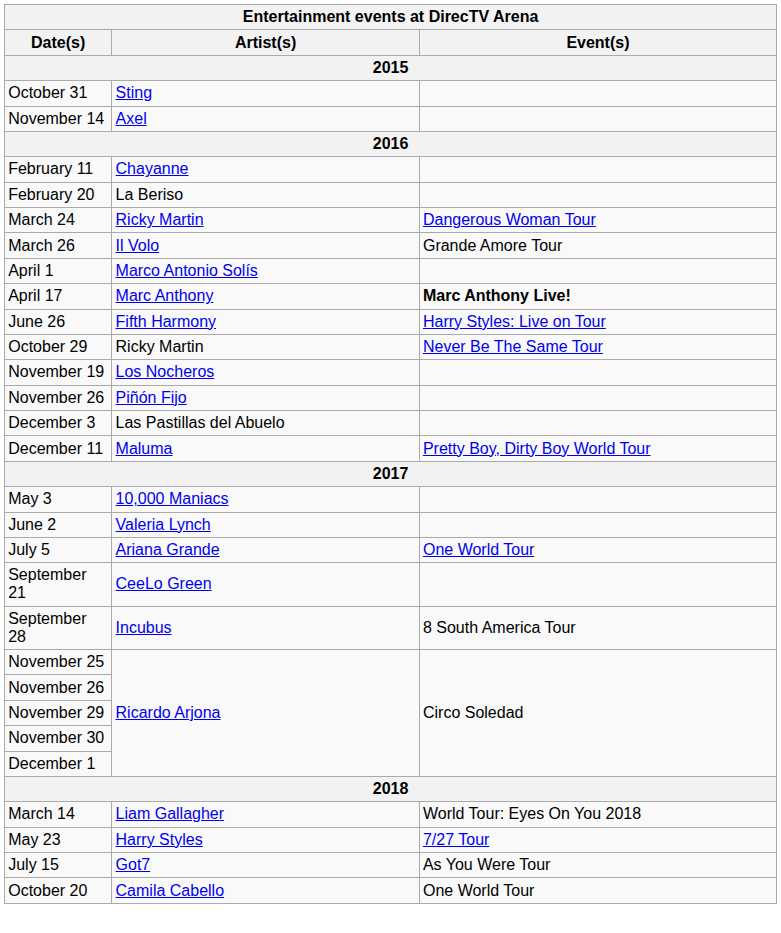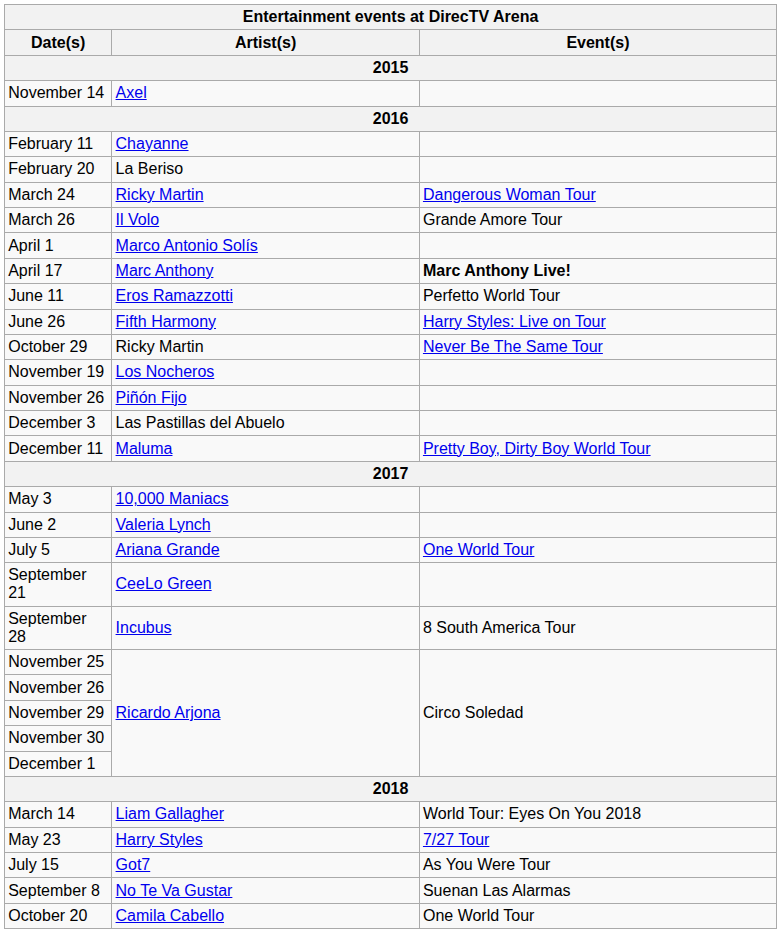- row: (48, 93)
+ row: (36, 296)
+ row: (54, 890)
